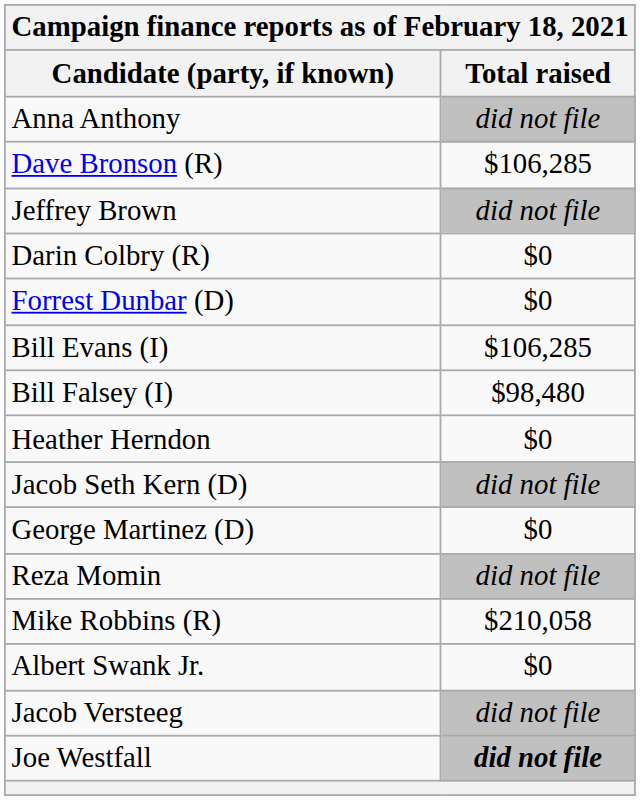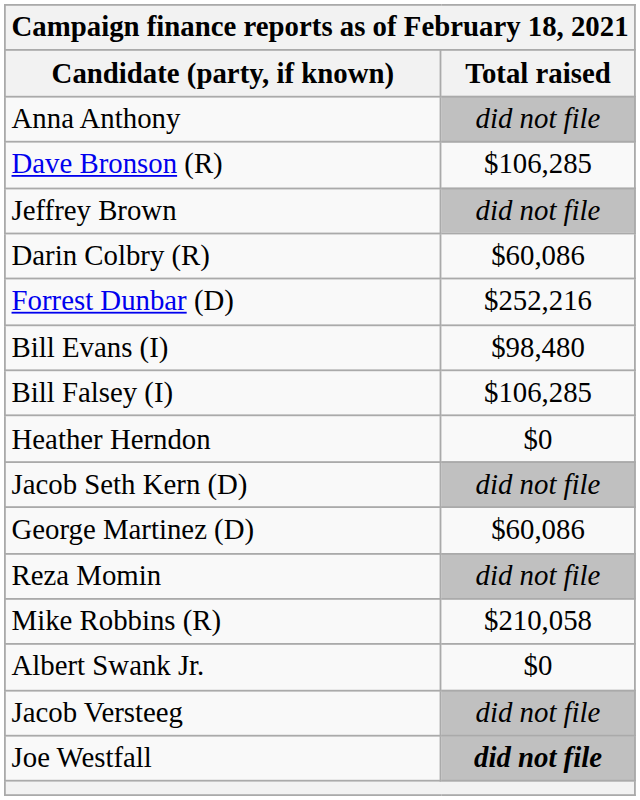(538, 255) $0 -> (538, 255) $60,086
(538, 301) $0 -> (538, 301) $252,216
(538, 347) $106,285 -> (538, 347) $98,480
(538, 392) $98,480 -> (538, 392) $106,285
(538, 529) $0 -> (538, 529) $60,086
